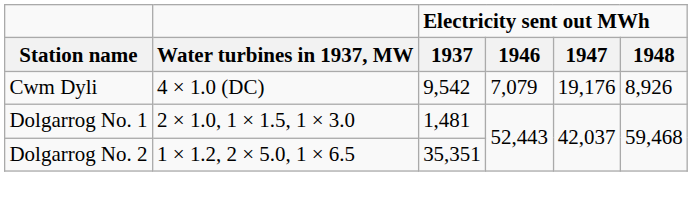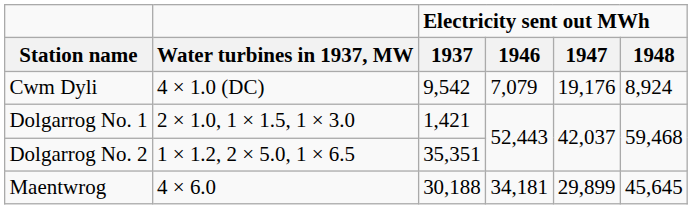(649, 87) 8,926 -> (649, 87) 8,924
(447, 120) 1,481 -> (447, 120) 1,421
+ row: (58, 187)
